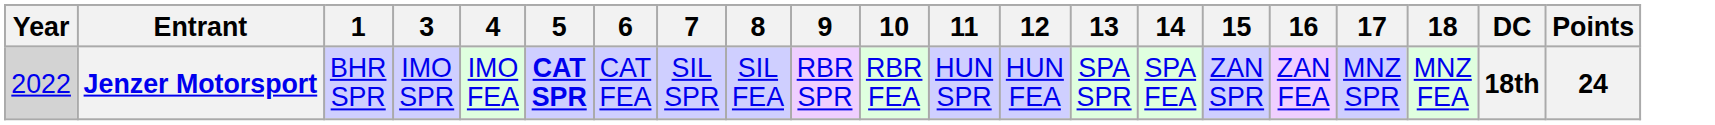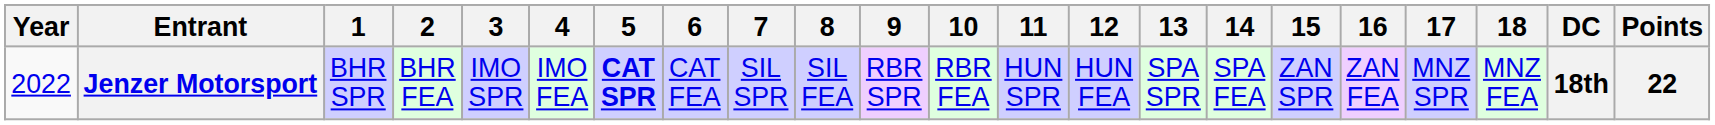+ column: (427, 26)
(41, 83) lightgrey background -> (41, 83) no background
(1593, 83) 24 -> (1662, 83) 22
